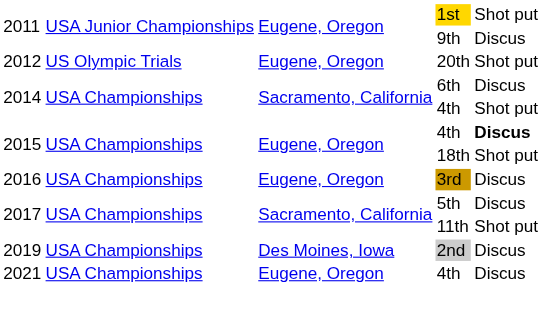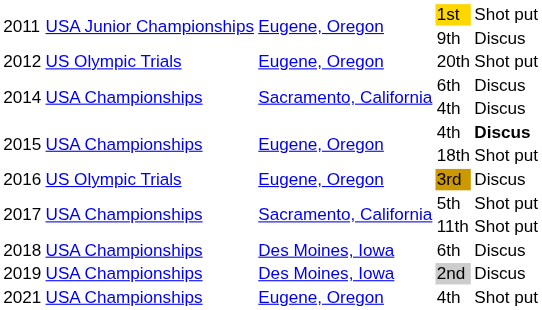(506, 108) Shot put -> (500, 108) Discus
(124, 179) USA Championships -> (114, 179) US Olympic Trials
(500, 203) Discus -> (506, 203) Shot put
+ row: (22, 250)
(500, 273) Discus -> (506, 297) Shot put
